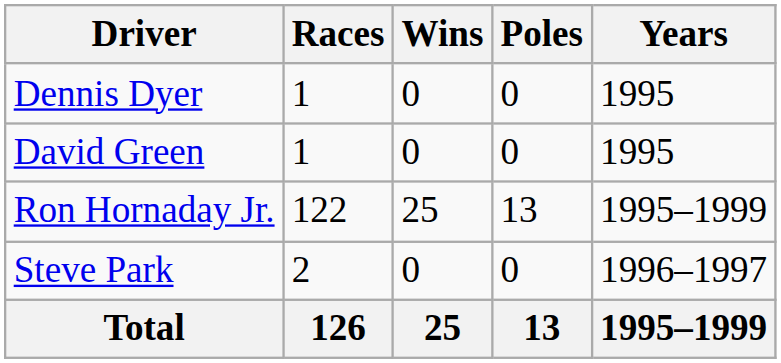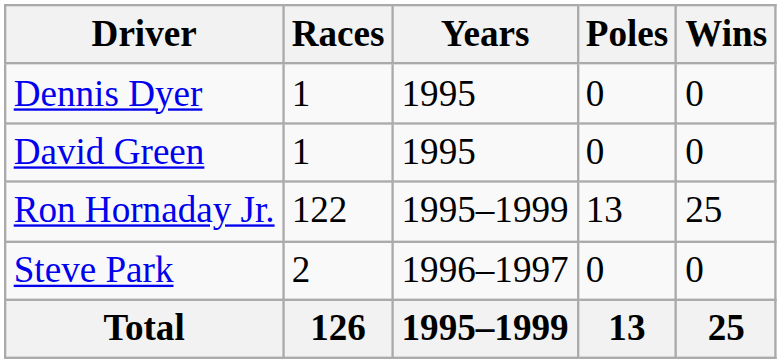columns swapped: (442, 33) <-> (684, 33)
